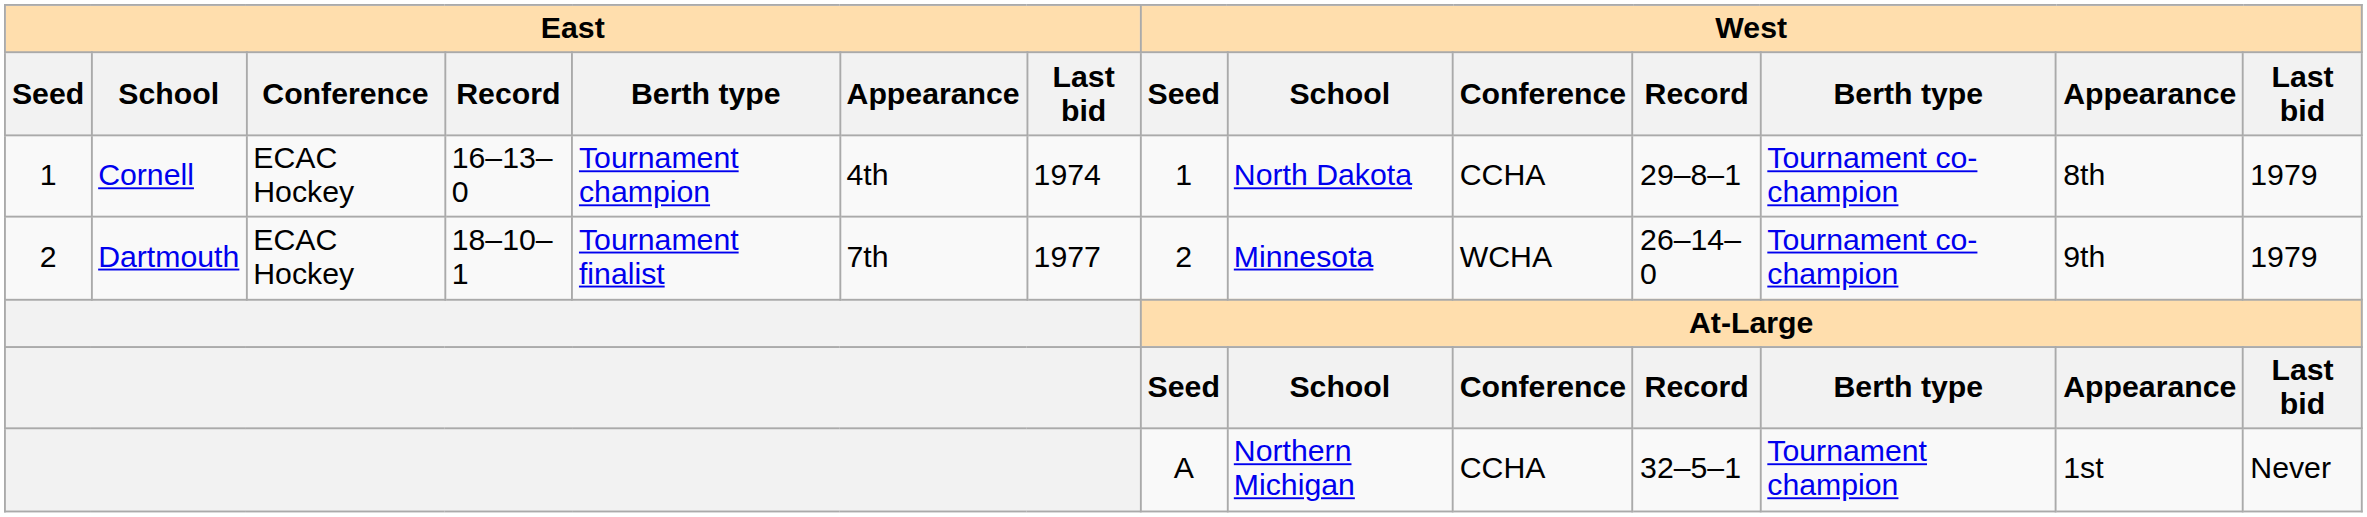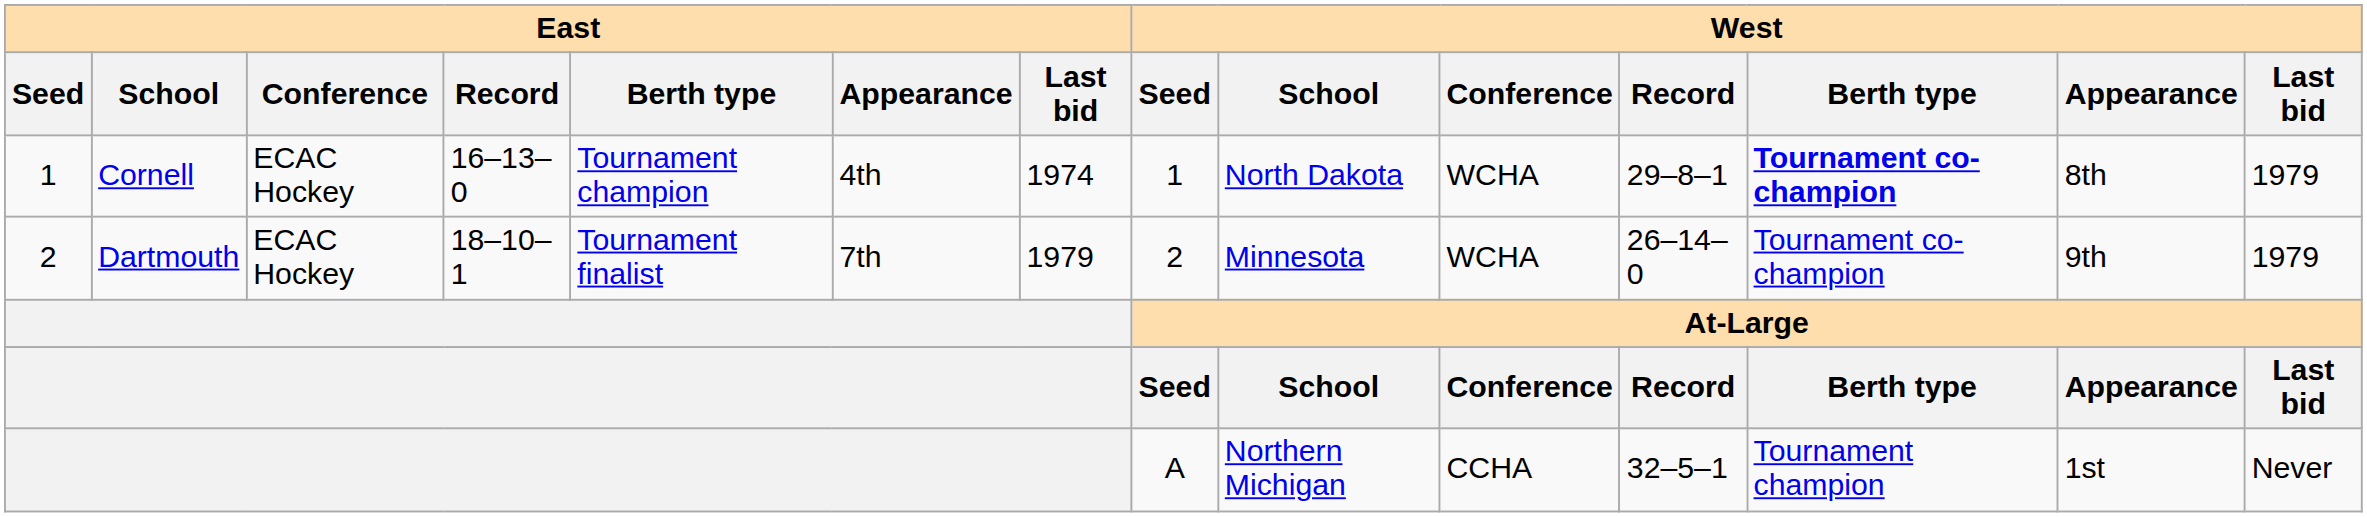(1503, 175) CCHA -> (1493, 175) WCHA
(1872, 175) normal -> (1867, 175) bold
(1067, 257) 1977 -> (1060, 257) 1979
